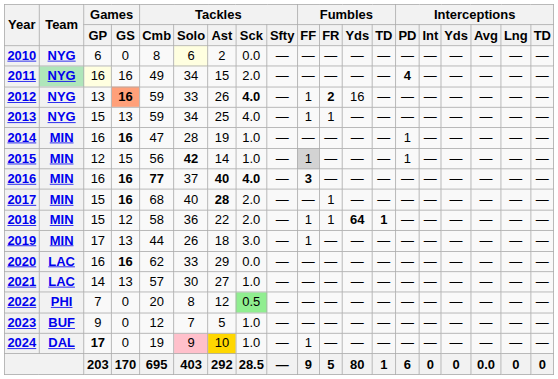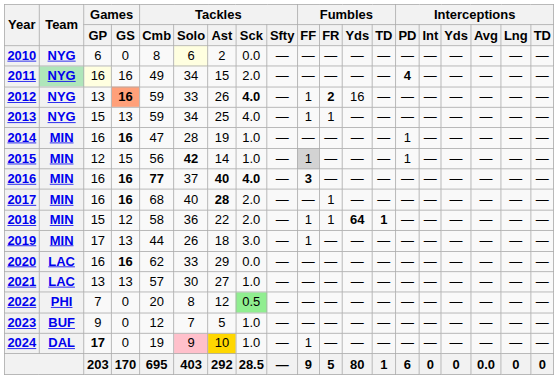(98, 199) 15 -> (98, 199) 16
(98, 281) 14 -> (98, 281) 13
